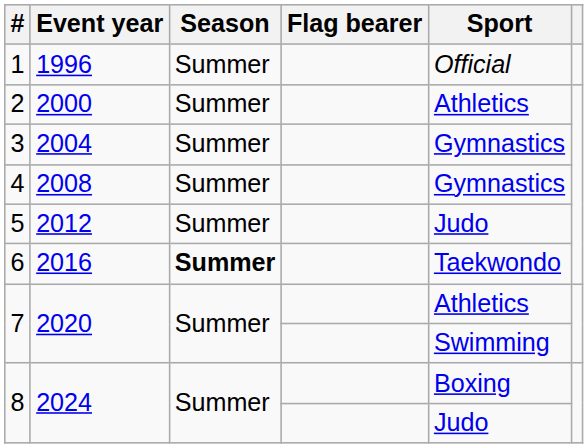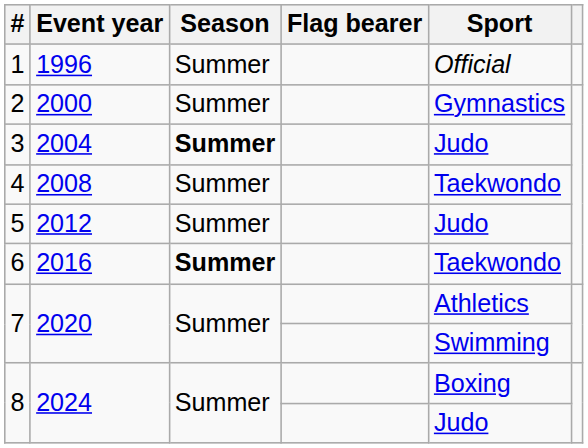(481, 104) Athletics -> (500, 104) Gymnastics
(222, 143) normal -> (225, 143) bold
(500, 143) Gymnastics -> (461, 143) Judo
(500, 183) Gymnastics -> (497, 183) Taekwondo
